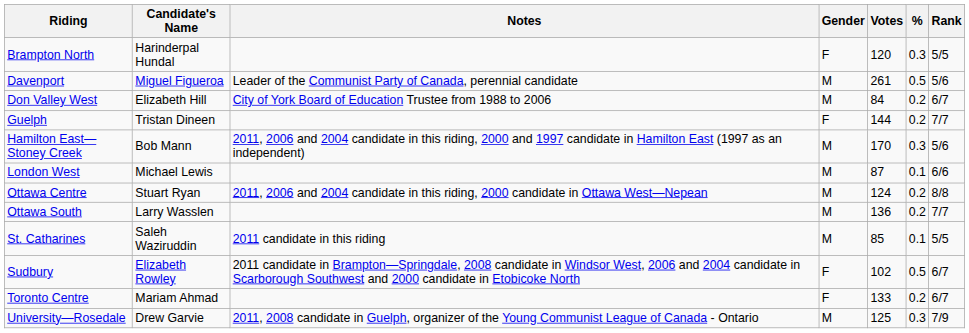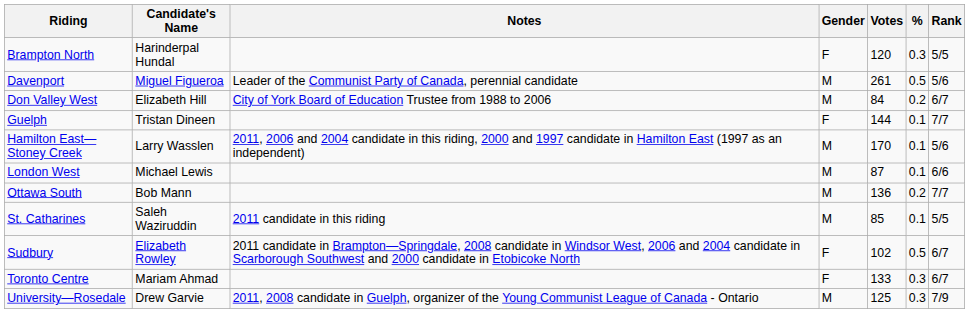(917, 120) 0.2 -> (917, 120) 0.1
(163, 146) Bob Mann -> (175, 146) Larry Wasslen
(917, 146) 0.3 -> (917, 146) 0.1
- row: (47, 192)
(175, 212) Larry Wasslen -> (163, 192) Bob Mann
(917, 298) 0.2 -> (917, 278) 0.3
